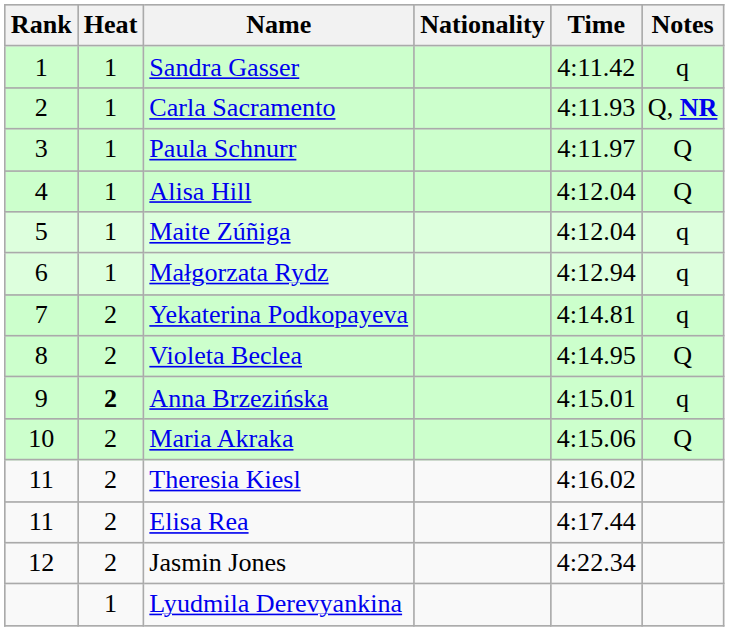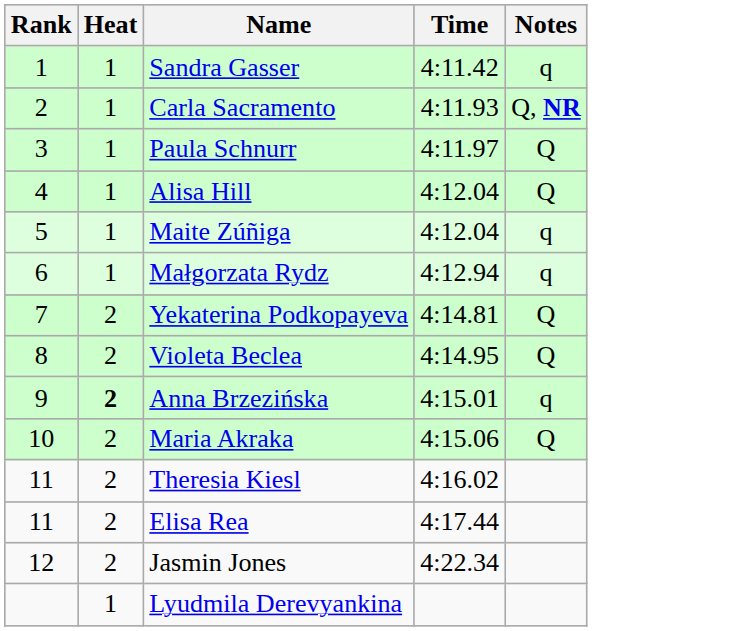- column: (482, 25)
(683, 314) q -> (546, 314) Q
